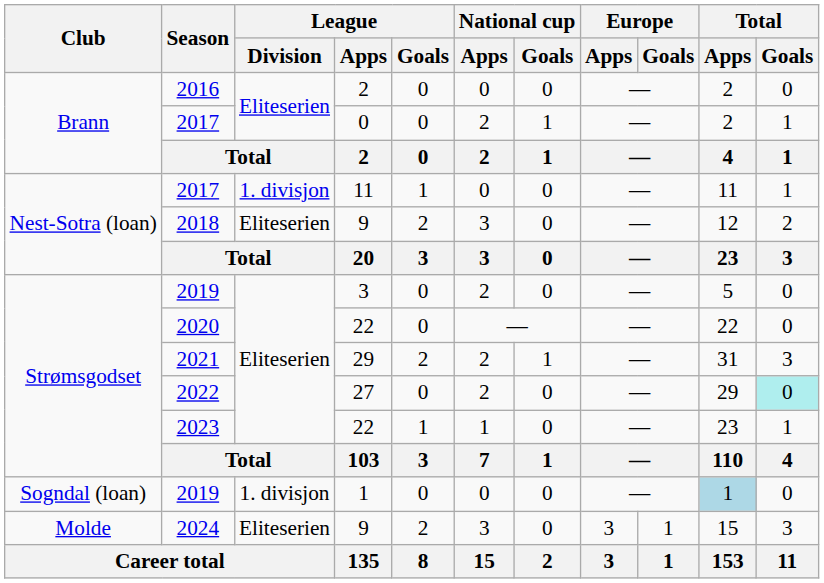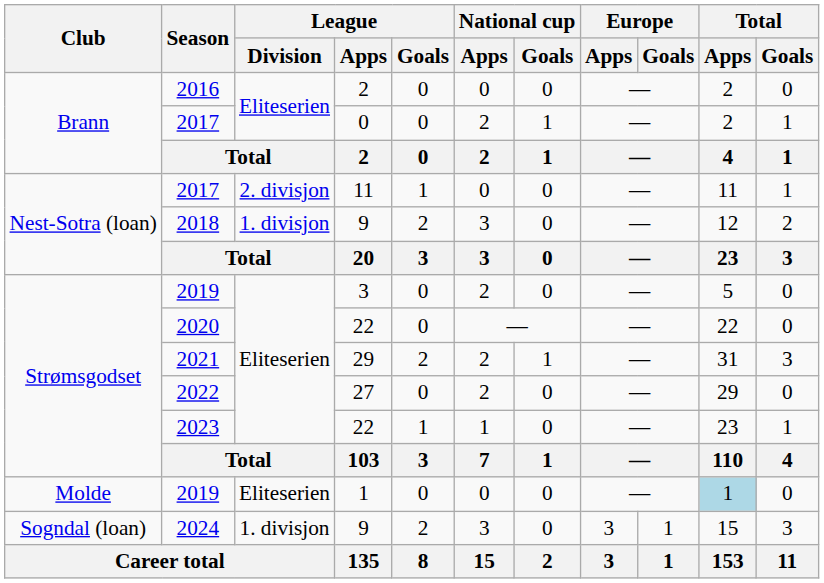(285, 190) 1. divisjon -> (285, 190) 2. divisjon
(285, 223) Eliteserien -> (285, 223) 1. divisjon
(787, 392) paleturquoise background -> (787, 392) no background
(83, 493) Sogndal (loan) -> (83, 493) Molde
(285, 493) 1. divisjon -> (285, 493) Eliteserien
(83, 527) Molde -> (83, 527) Sogndal (loan)
(285, 527) Eliteserien -> (285, 527) 1. divisjon
